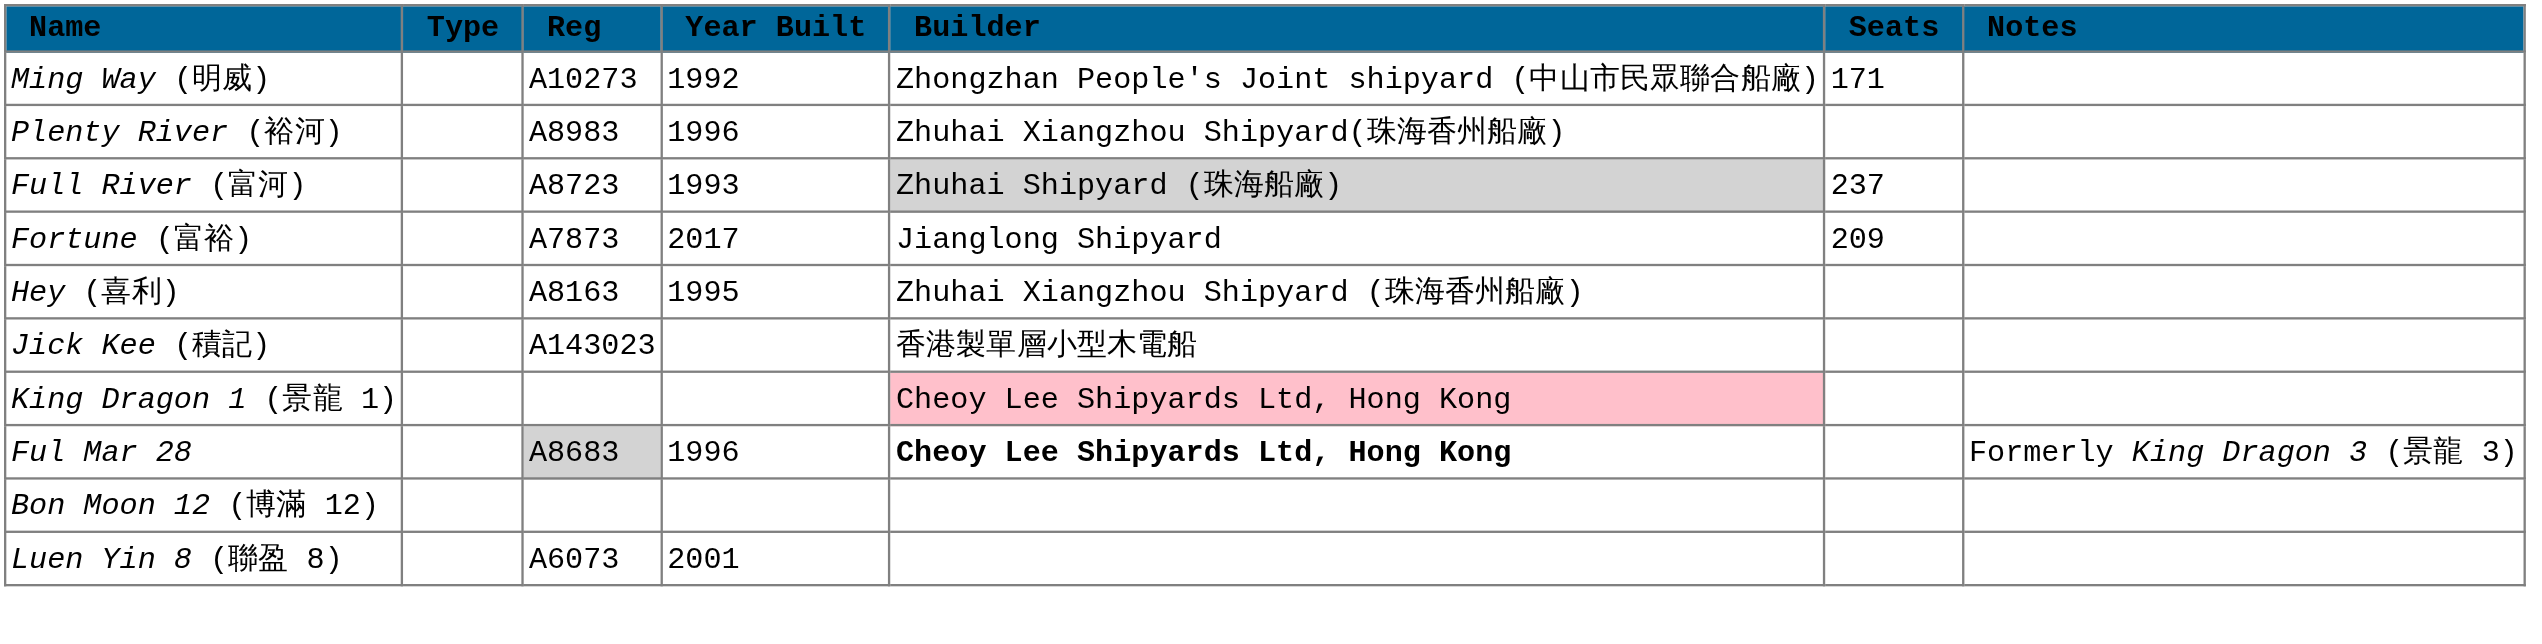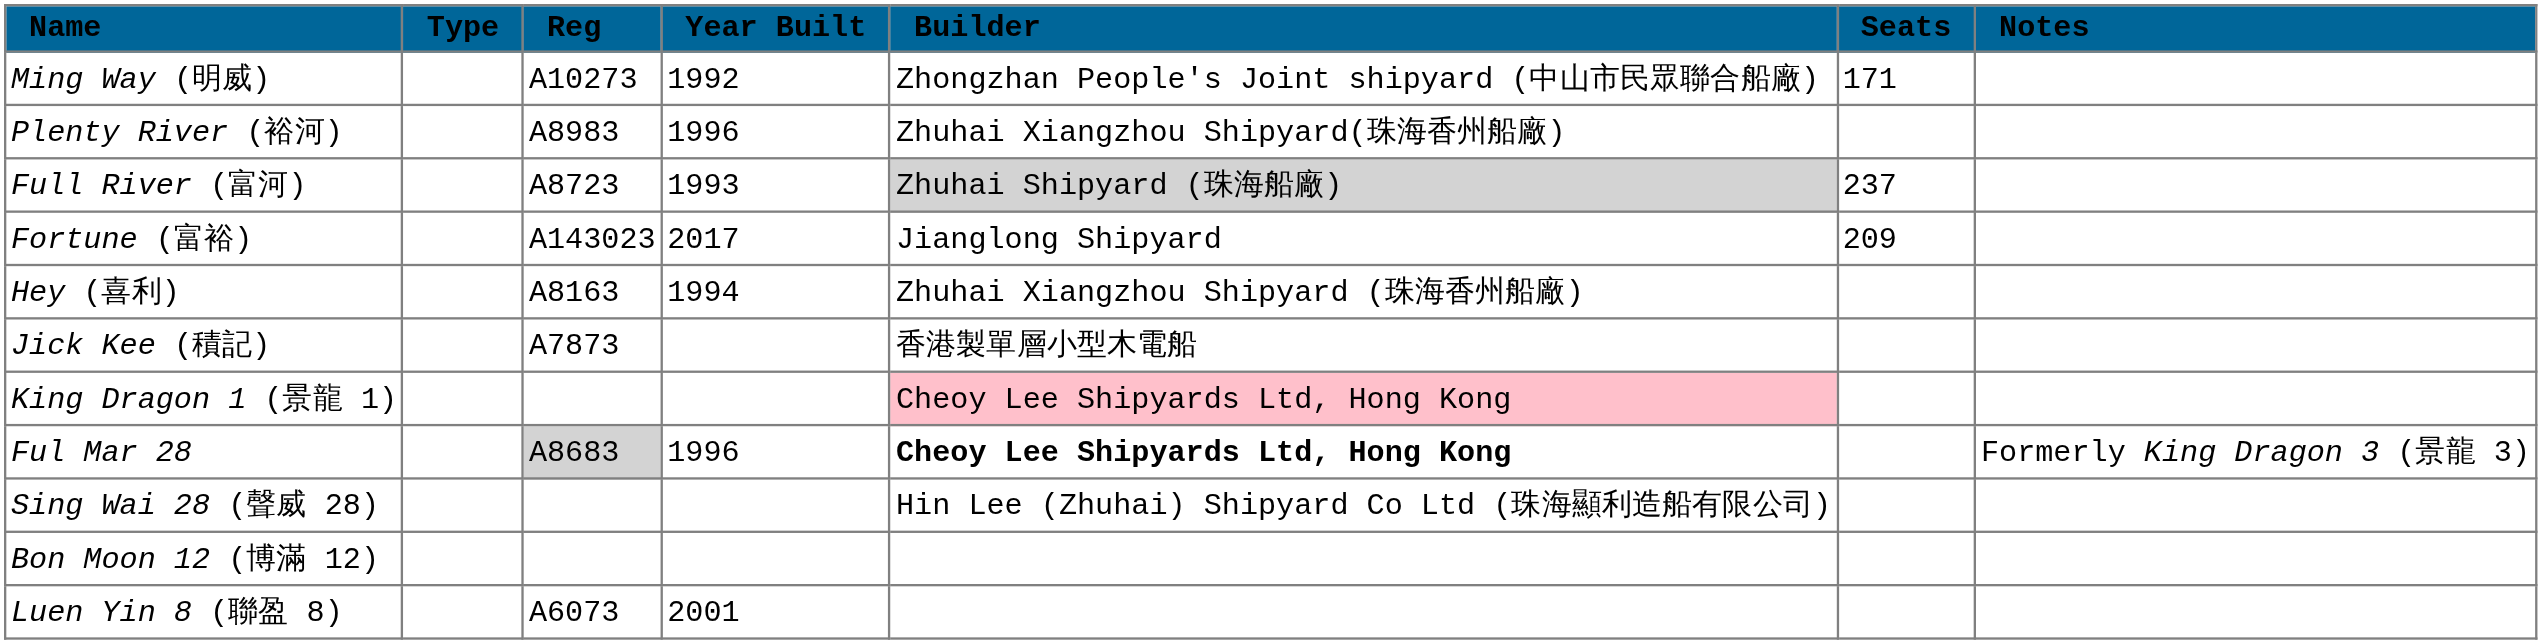(574, 238) A7873 -> (592, 238) A143023
(703, 292) 1995 -> (703, 292) 1994
(592, 345) A143023 -> (574, 345) A7873
+ row: (195, 506)
